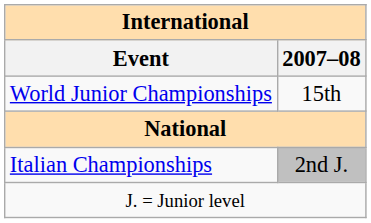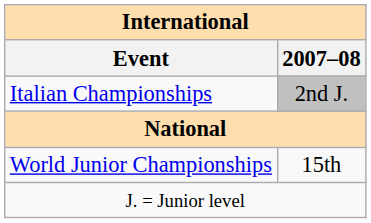rows swapped: (141, 93) <-> (111, 164)
